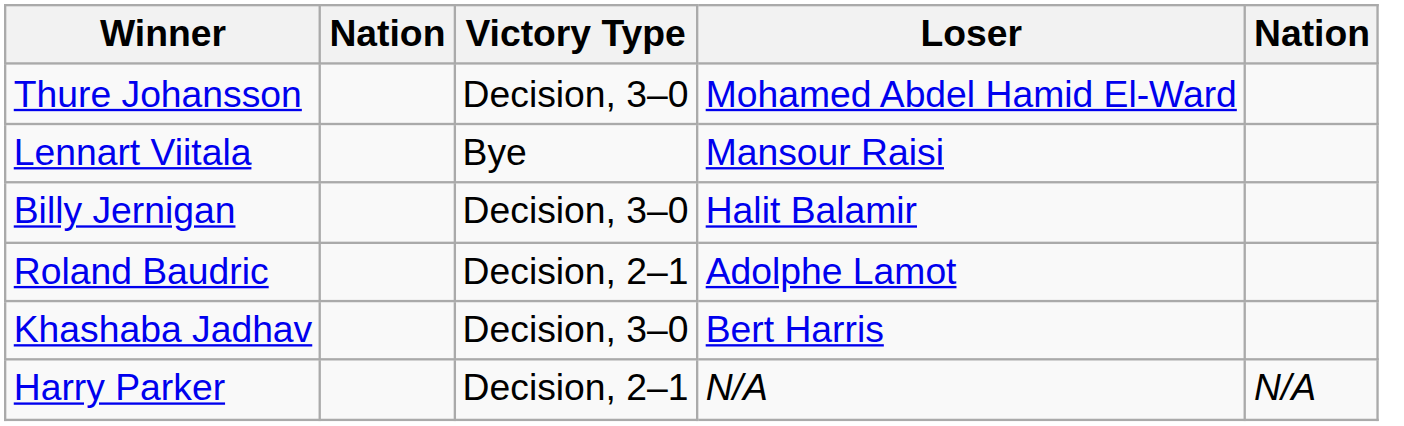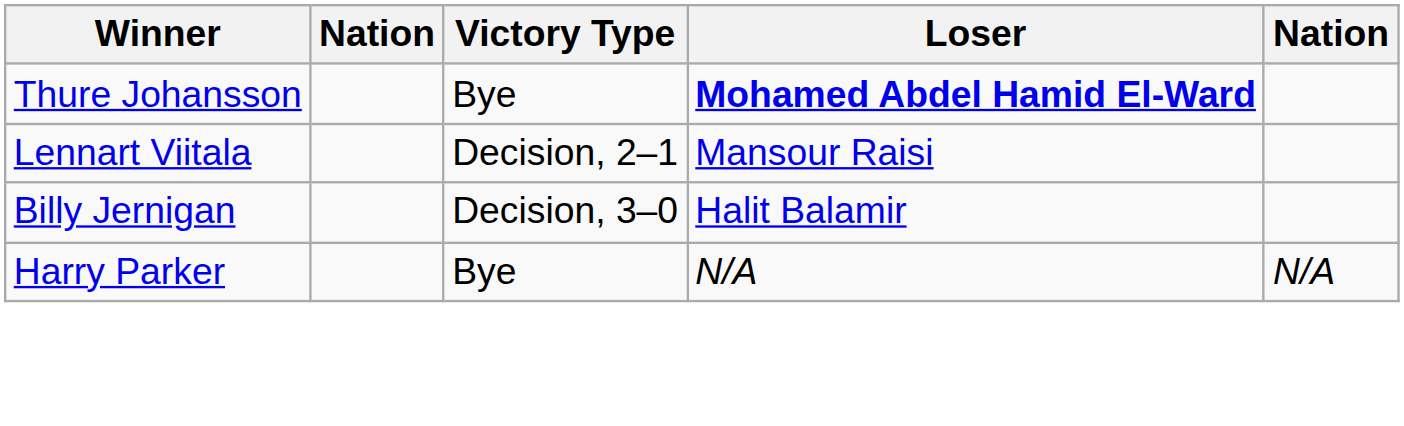(576, 93) Decision, 3–0 -> (484, 93) Bye
(971, 93) normal -> (976, 93) bold
(495, 152) Bye -> (565, 152) Decision, 2–1
- row: (141, 270)
- row: (163, 329)
(576, 388) Decision, 2–1 -> (484, 270) Bye
